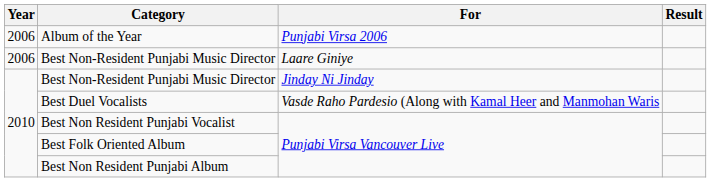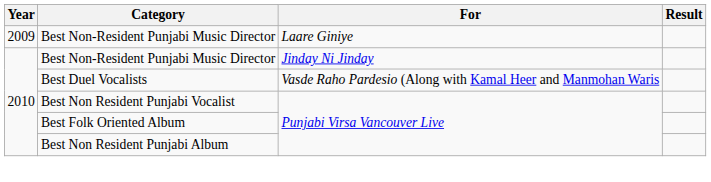- row: (91, 36)
(21, 58) 2006 -> (21, 36) 2009
